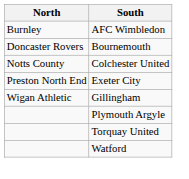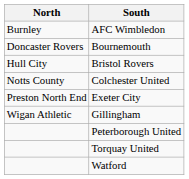+ row: (123, 64)
+ row: (136, 132)
- row: (128, 115)
